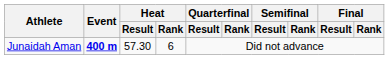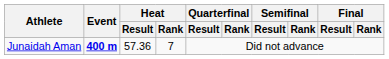(138, 46) 57.30 -> (138, 46) 57.36
(171, 46) 6 -> (171, 46) 7
